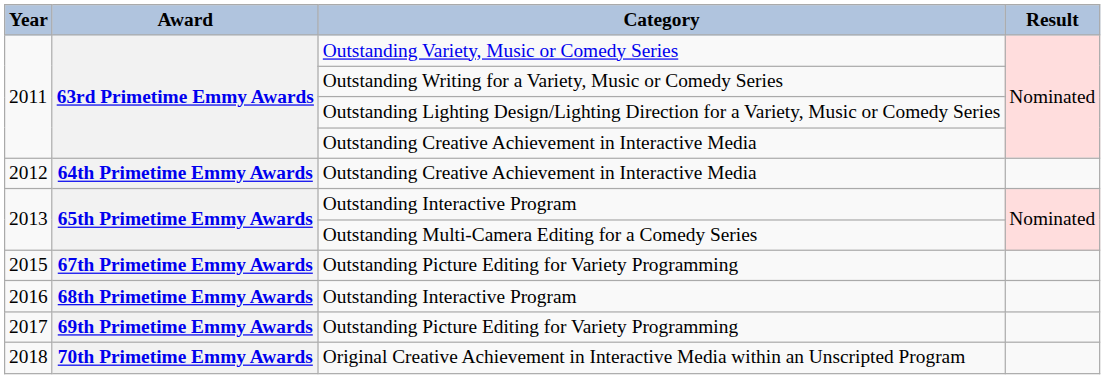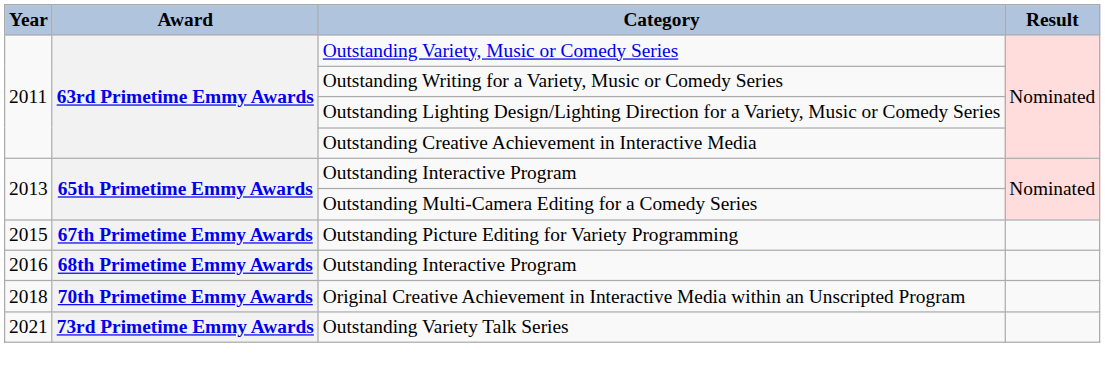- row: (28, 173)
- row: (28, 326)
+ row: (28, 326)
